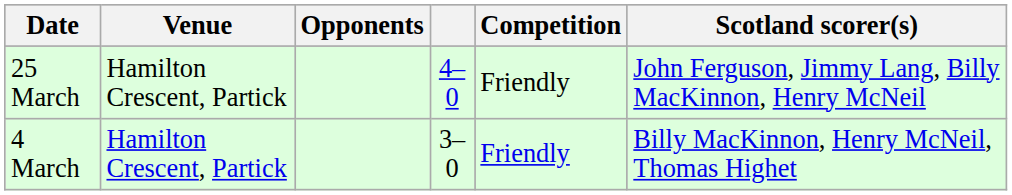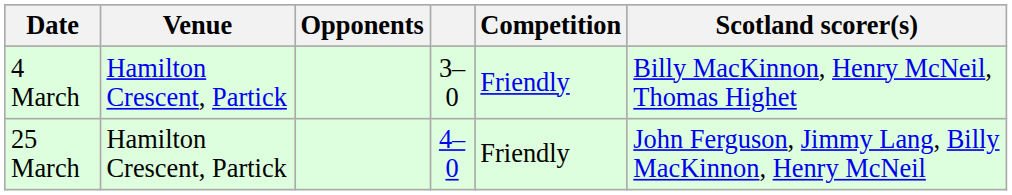rows swapped: (45, 153) <-> (45, 82)
